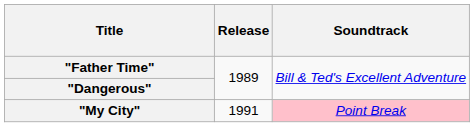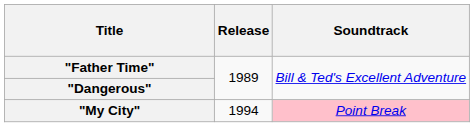(244, 110) 1991 -> (244, 110) 1994
